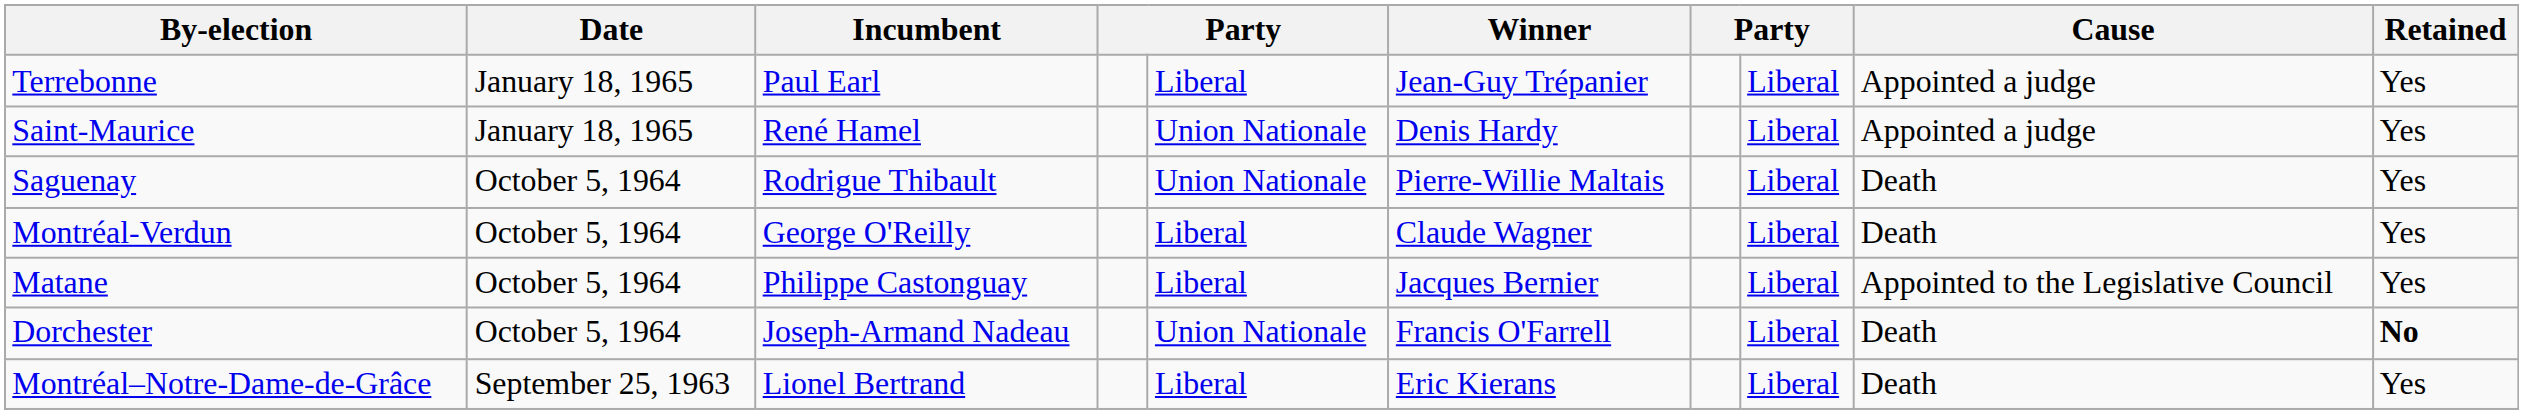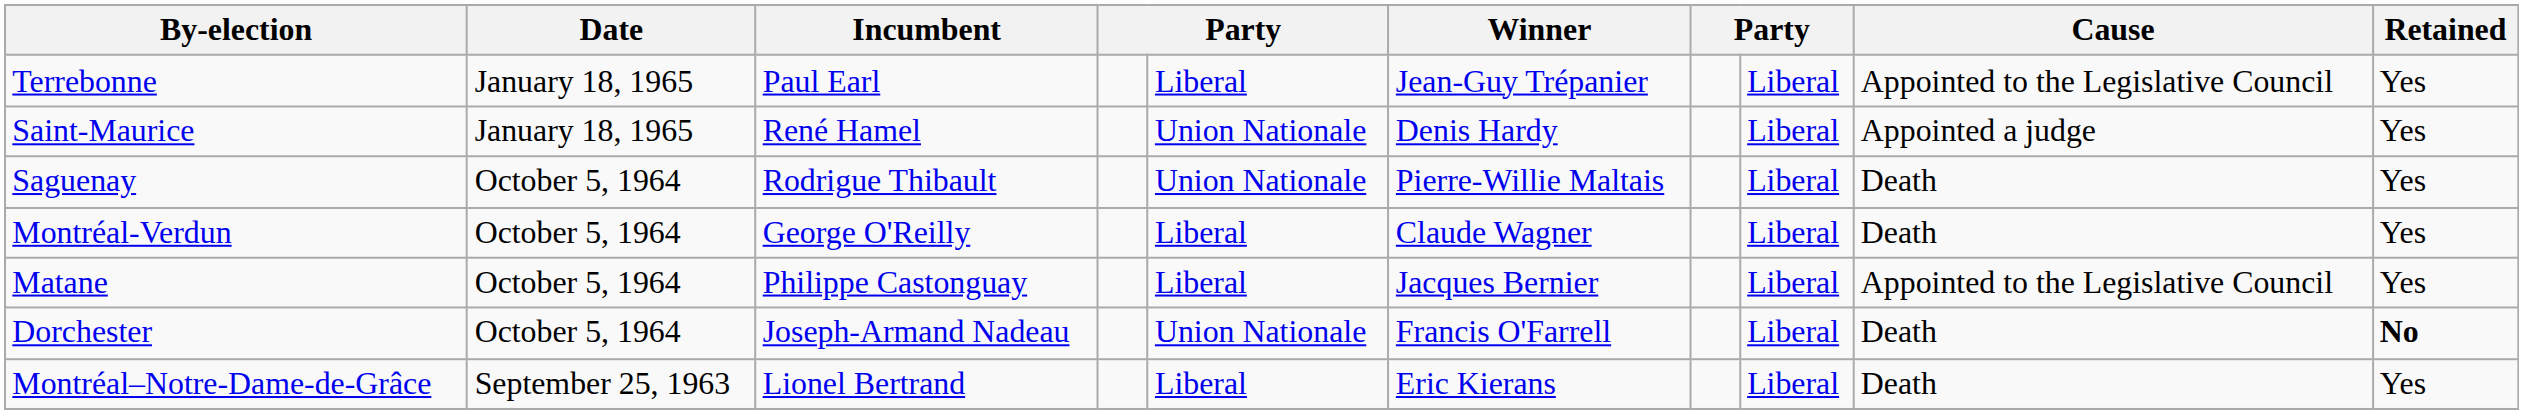(1978, 80) Appointed a judge -> (2097, 80) Appointed to the Legislative Council
